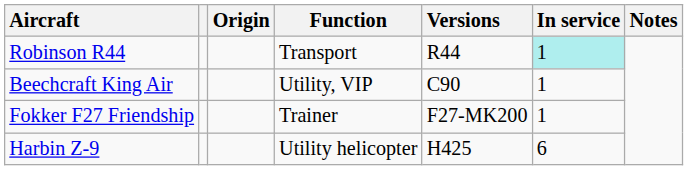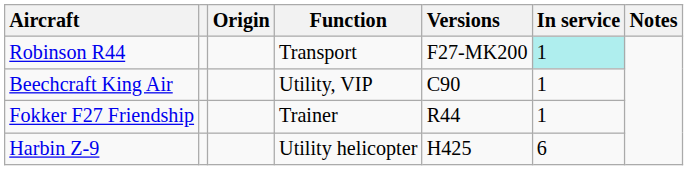(443, 52) R44 -> (477, 52) F27-MK200
(477, 116) F27-MK200 -> (443, 116) R44
